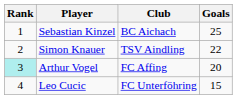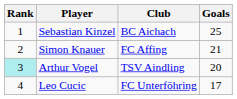(153, 49) TSV Aindling -> (144, 49) FC Affing
(216, 49) 22 -> (216, 49) 21
(144, 67) FC Affing -> (153, 67) TSV Aindling
(216, 85) 15 -> (216, 85) 17
